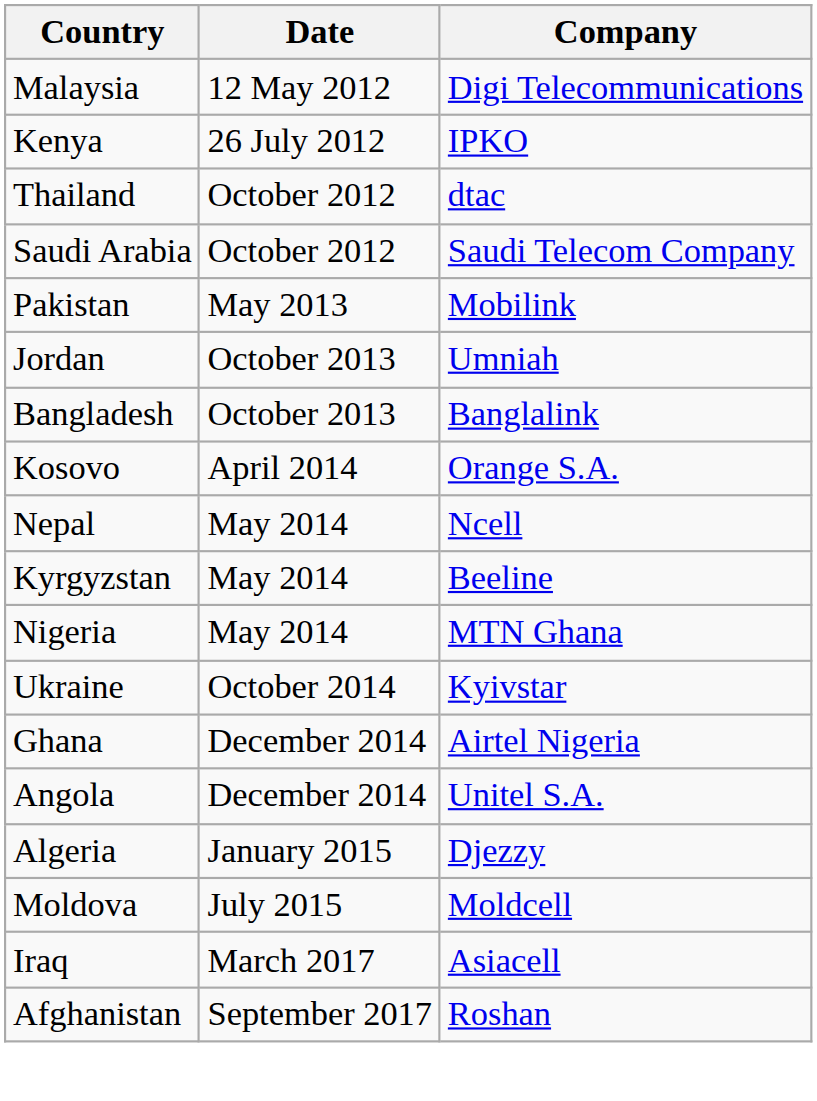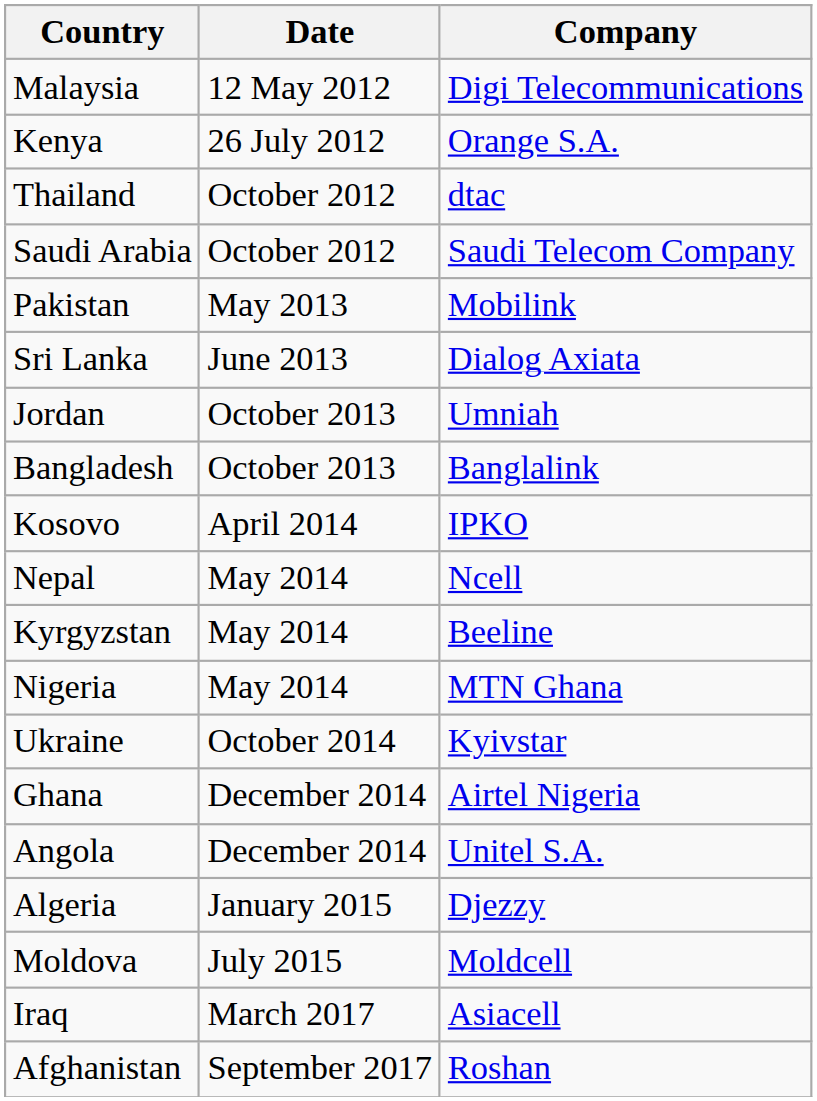(488, 140) IPKO -> (533, 140) Orange S.A.
+ row: (80, 359)
(533, 468) Orange S.A. -> (488, 522) IPKO
